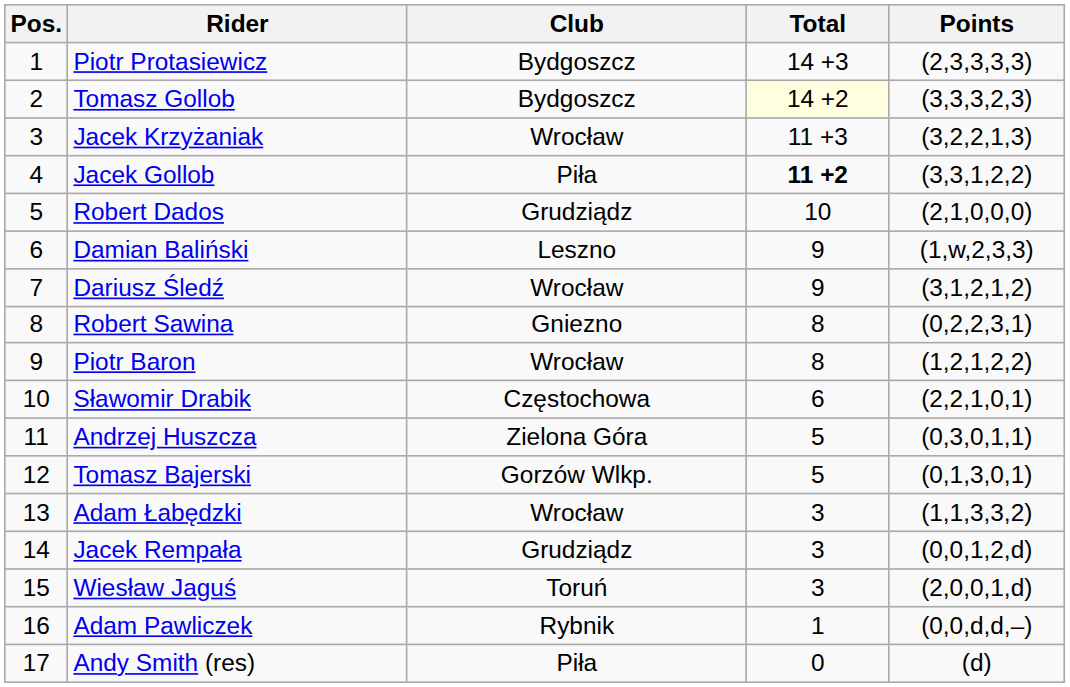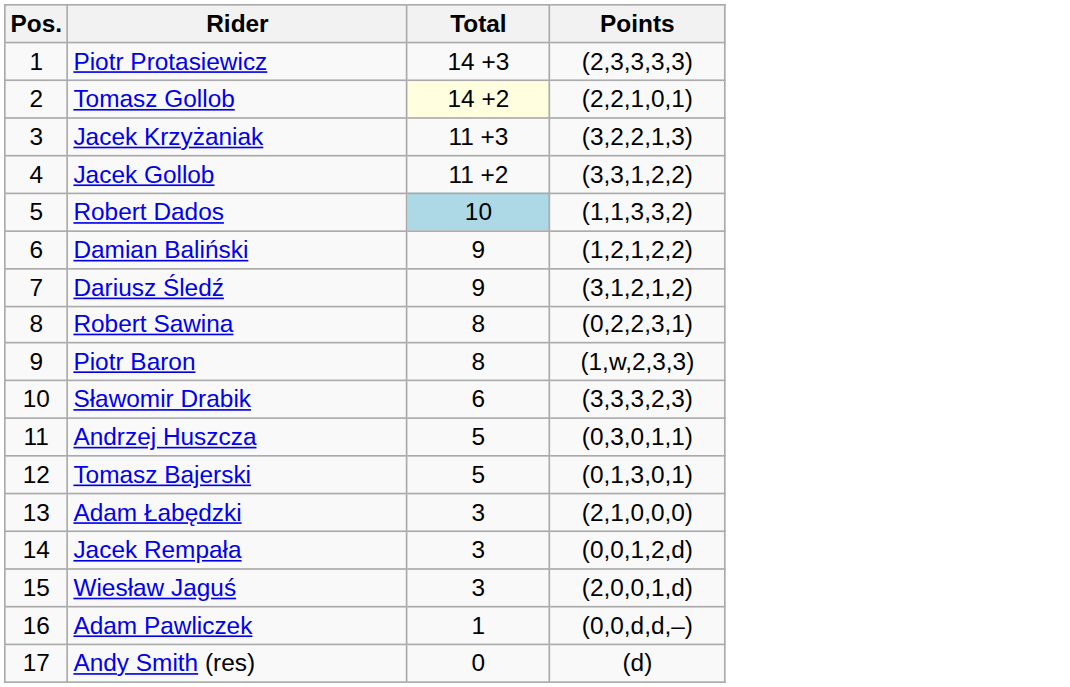- column: (577, 24)
(977, 99) (3,3,3,2,3) -> (637, 99) (2,2,1,0,1)
(818, 174) bold -> (478, 174) normal
(818, 212) no background -> (478, 212) lightblue background
(977, 212) (2,1,0,0,0) -> (637, 212) (1,1,3,3,2)
(977, 249) (1,w,2,3,3) -> (637, 249) (1,2,1,2,2)
(977, 362) (1,2,1,2,2) -> (637, 362) (1,w,2,3,3)
(977, 400) (2,2,1,0,1) -> (637, 400) (3,3,3,2,3)
(977, 513) (1,1,3,3,2) -> (637, 513) (2,1,0,0,0)
